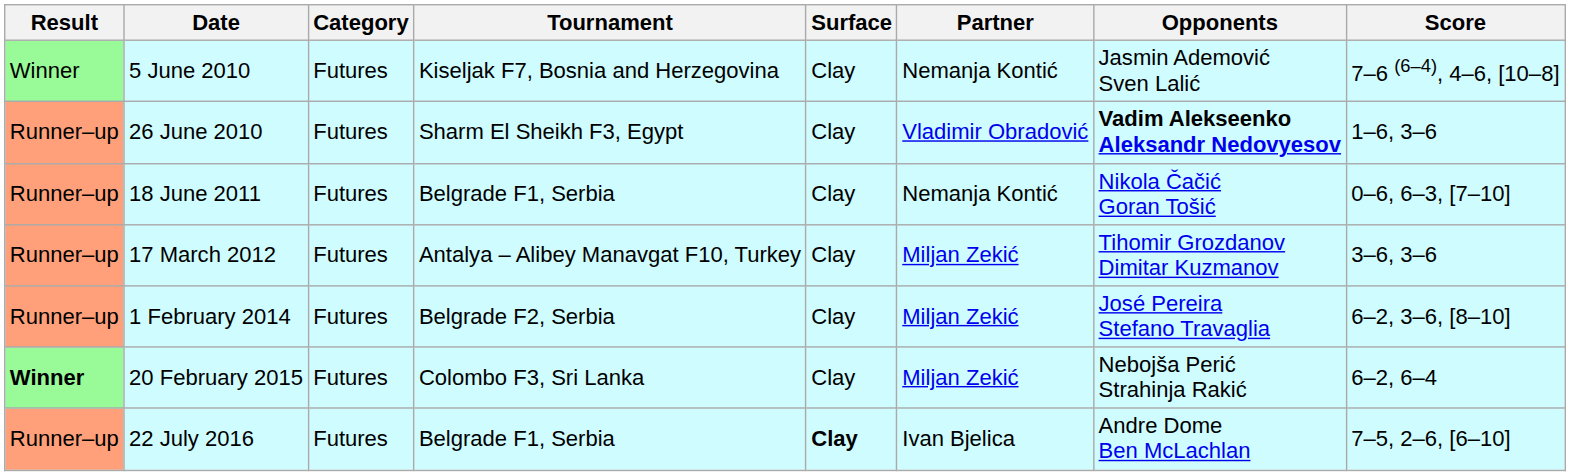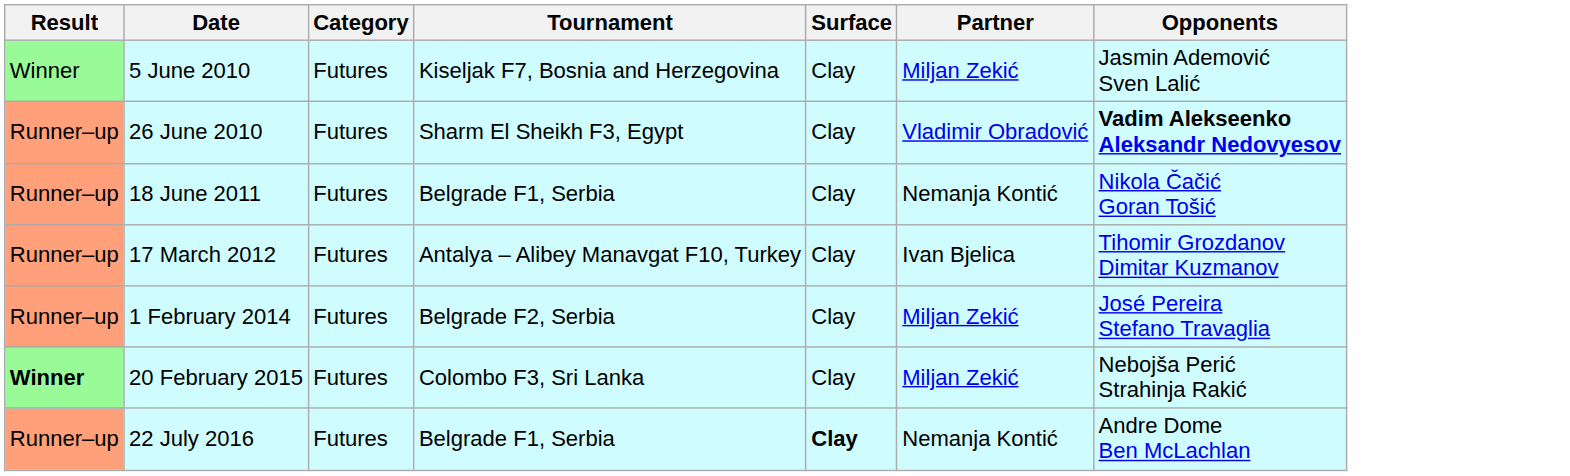- column: (1455, 21)
(980, 70) Nemanja Kontić -> (960, 70) Miljan Zekić
(960, 254) Miljan Zekić -> (959, 254) Ivan Bjelica
(959, 438) Ivan Bjelica -> (980, 438) Nemanja Kontić
